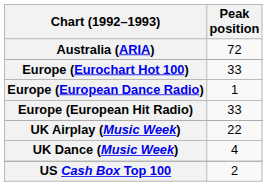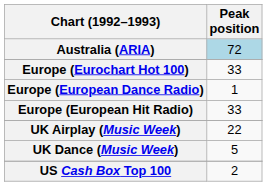(234, 49) no background -> (234, 49) lightblue background
(234, 150) 4 -> (234, 150) 5
